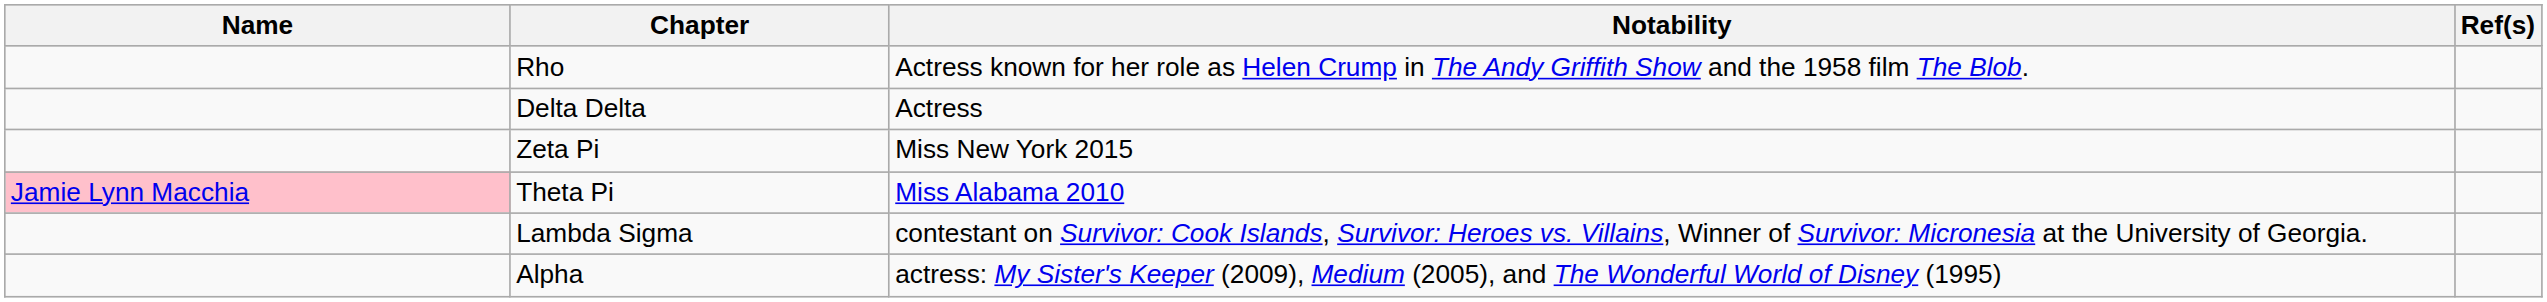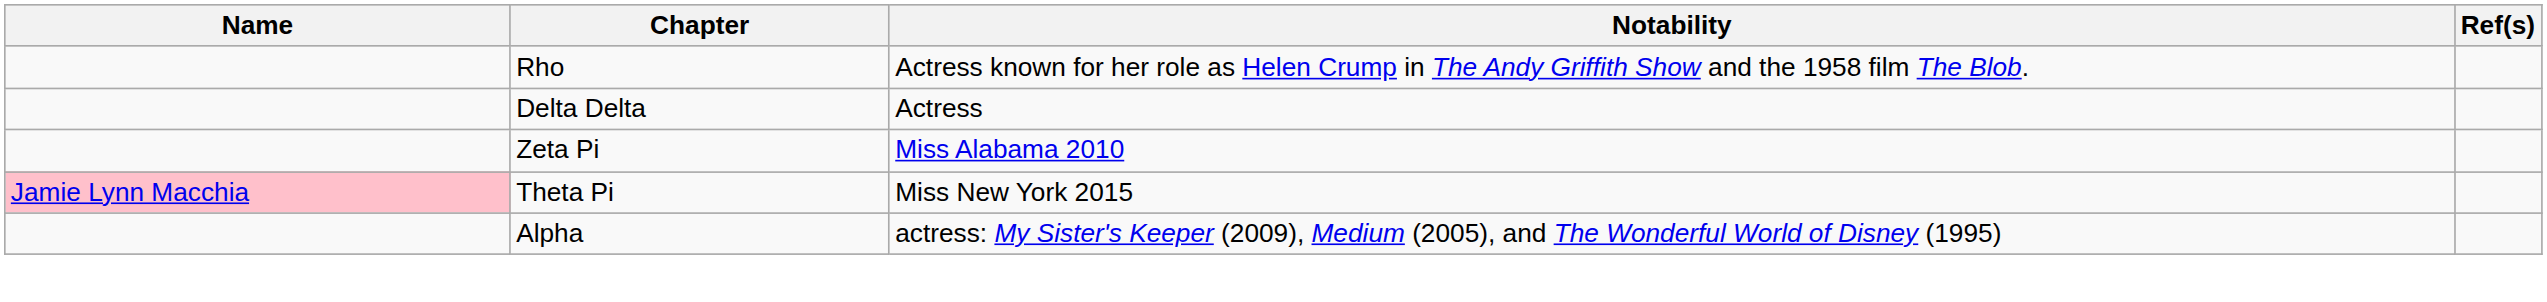(1014, 150) Miss New York 2015 -> (1010, 150) Miss Alabama 2010
(1010, 191) Miss Alabama 2010 -> (1014, 191) Miss New York 2015
- row: (604, 233)
